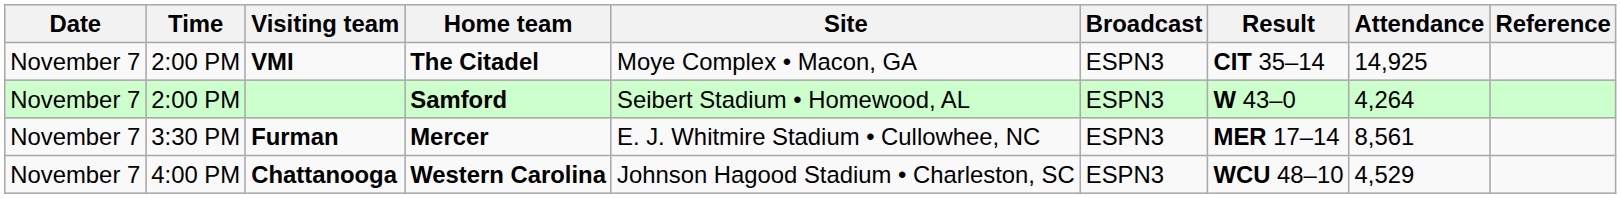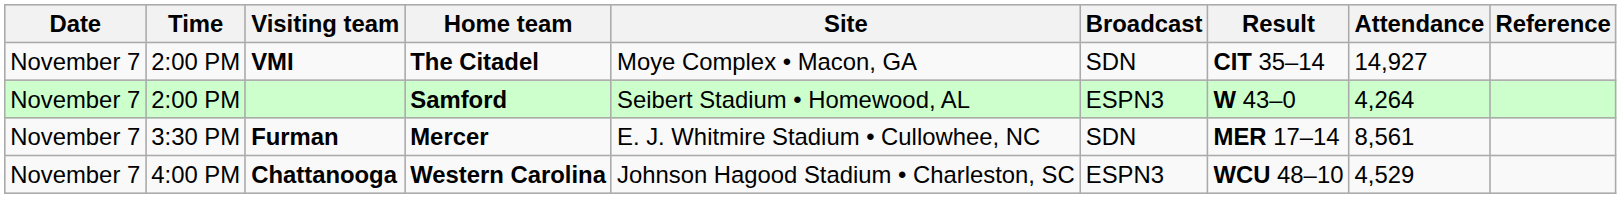(1125, 62) ESPN3 -> (1111, 62) SDN
(1391, 62) 14,925 -> (1391, 62) 14,927
(1125, 137) ESPN3 -> (1111, 137) SDN
